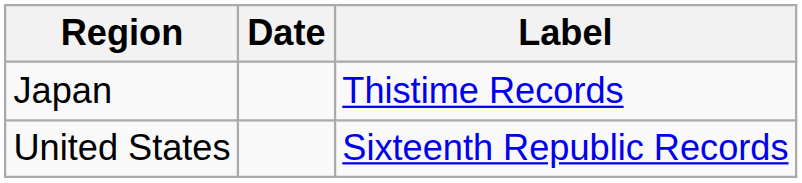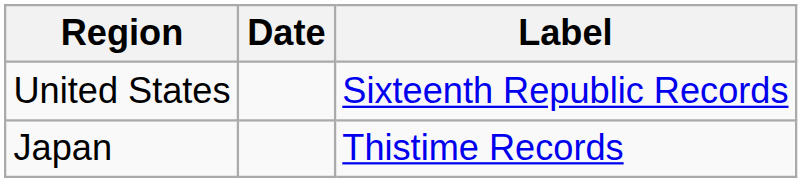rows swapped: (63, 90) <-> (122, 147)
